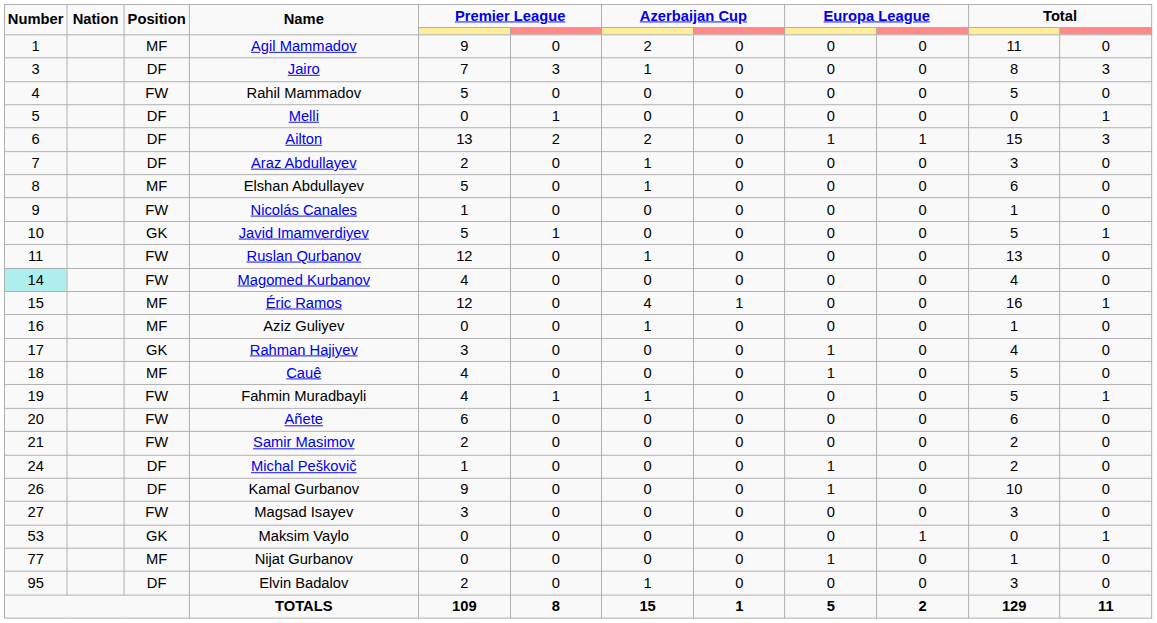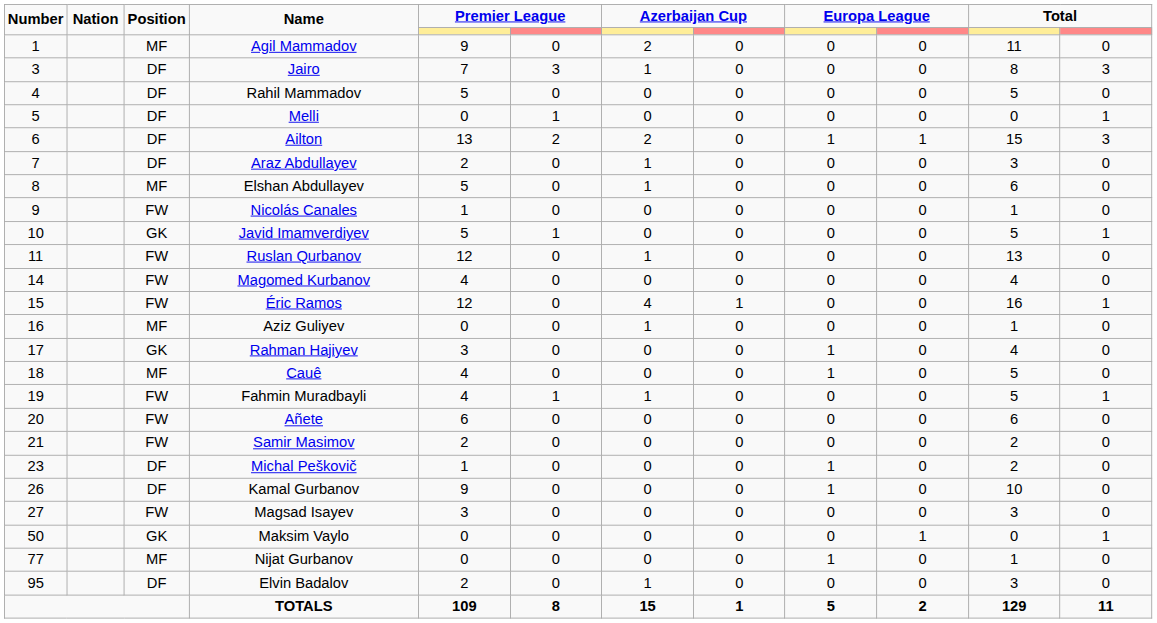(157, 92) FW -> (157, 92) DF
(36, 279) paleturquoise background -> (36, 279) no background
(157, 303) MF -> (157, 303) FW
(36, 466) 24 -> (36, 466) 23
(36, 536) 53 -> (36, 536) 50
